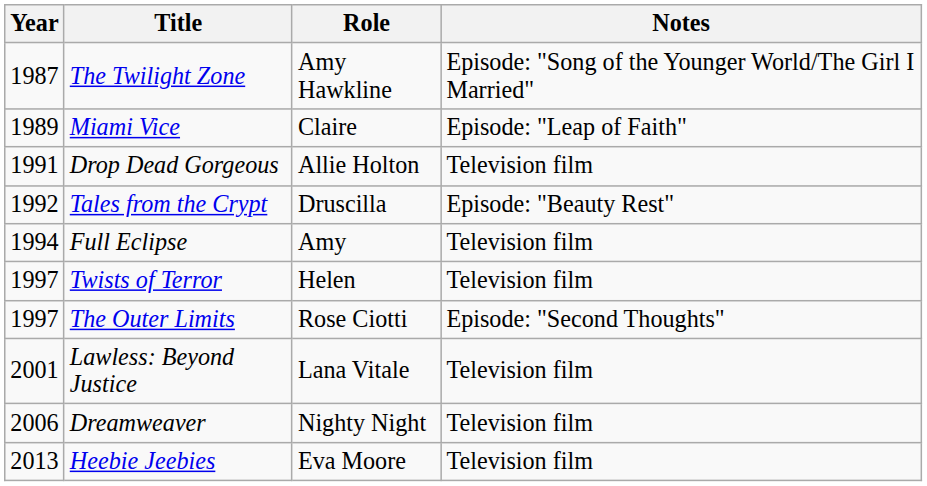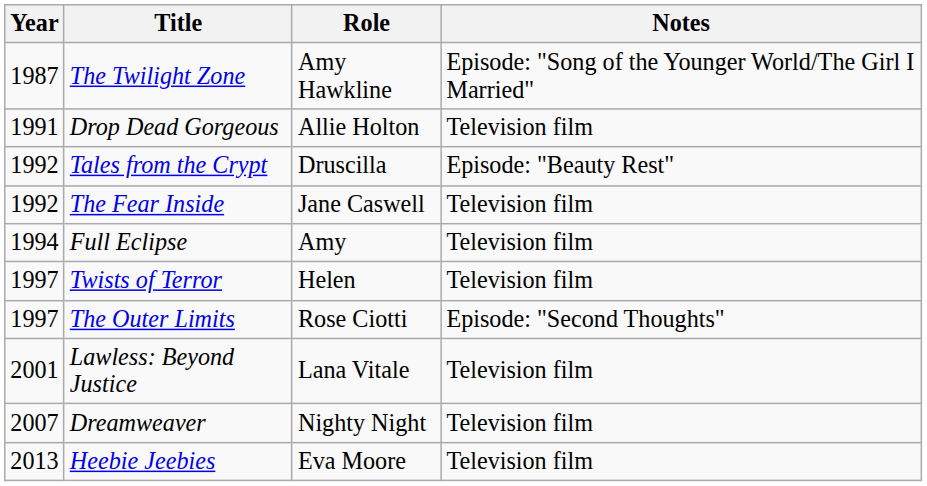- row: (125, 127)
+ row: (147, 204)
(34, 422) 2006 -> (34, 422) 2007
